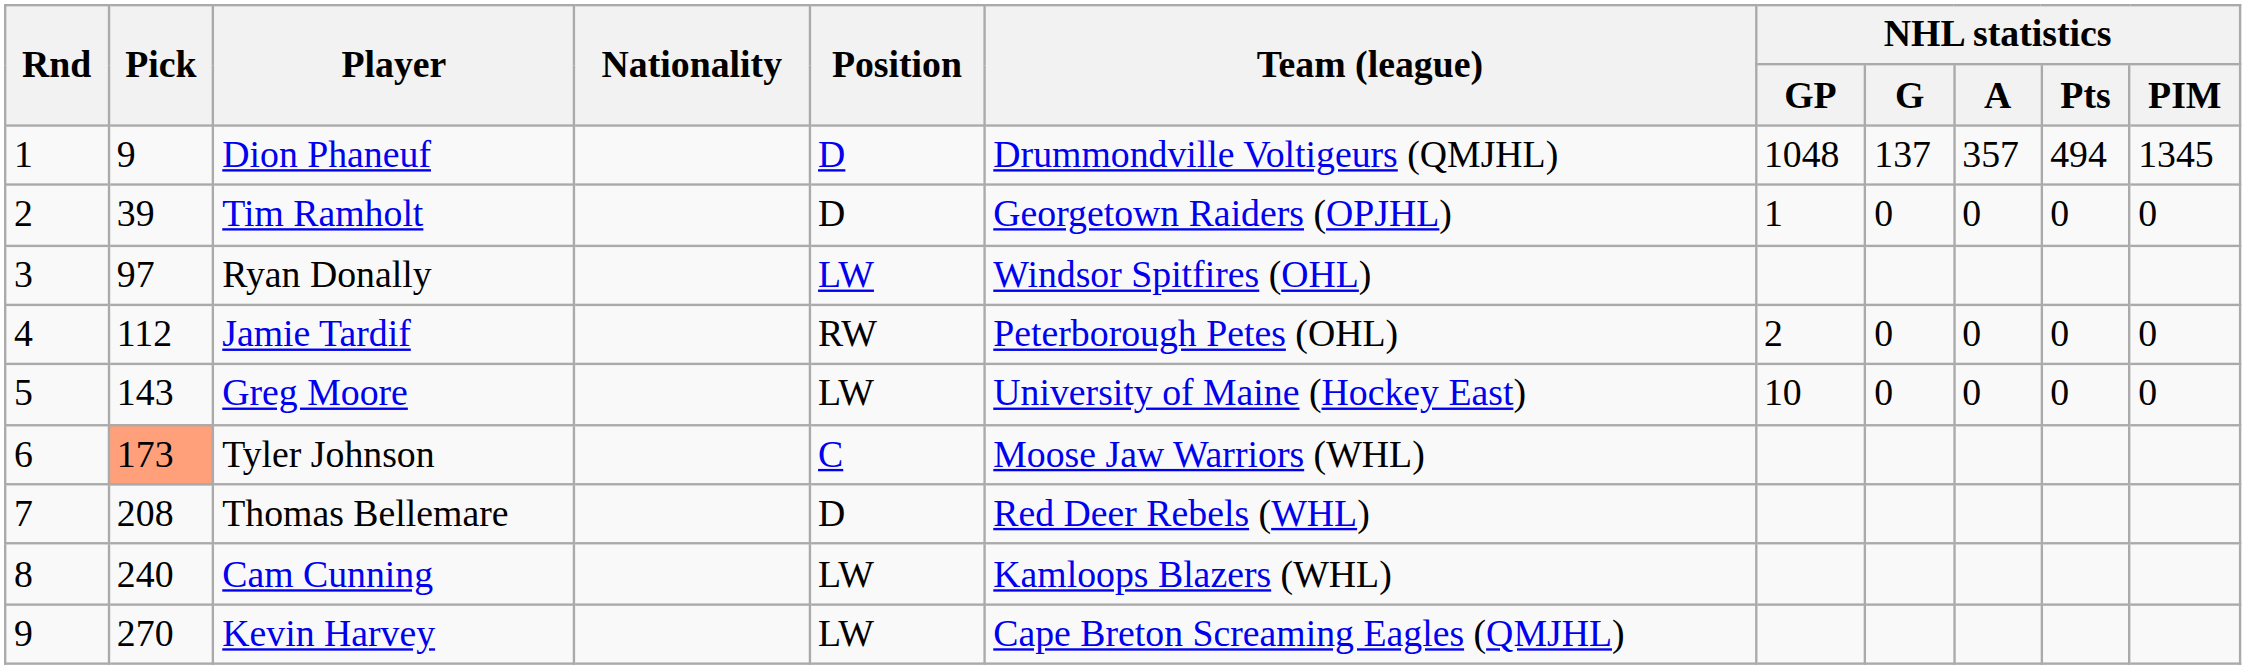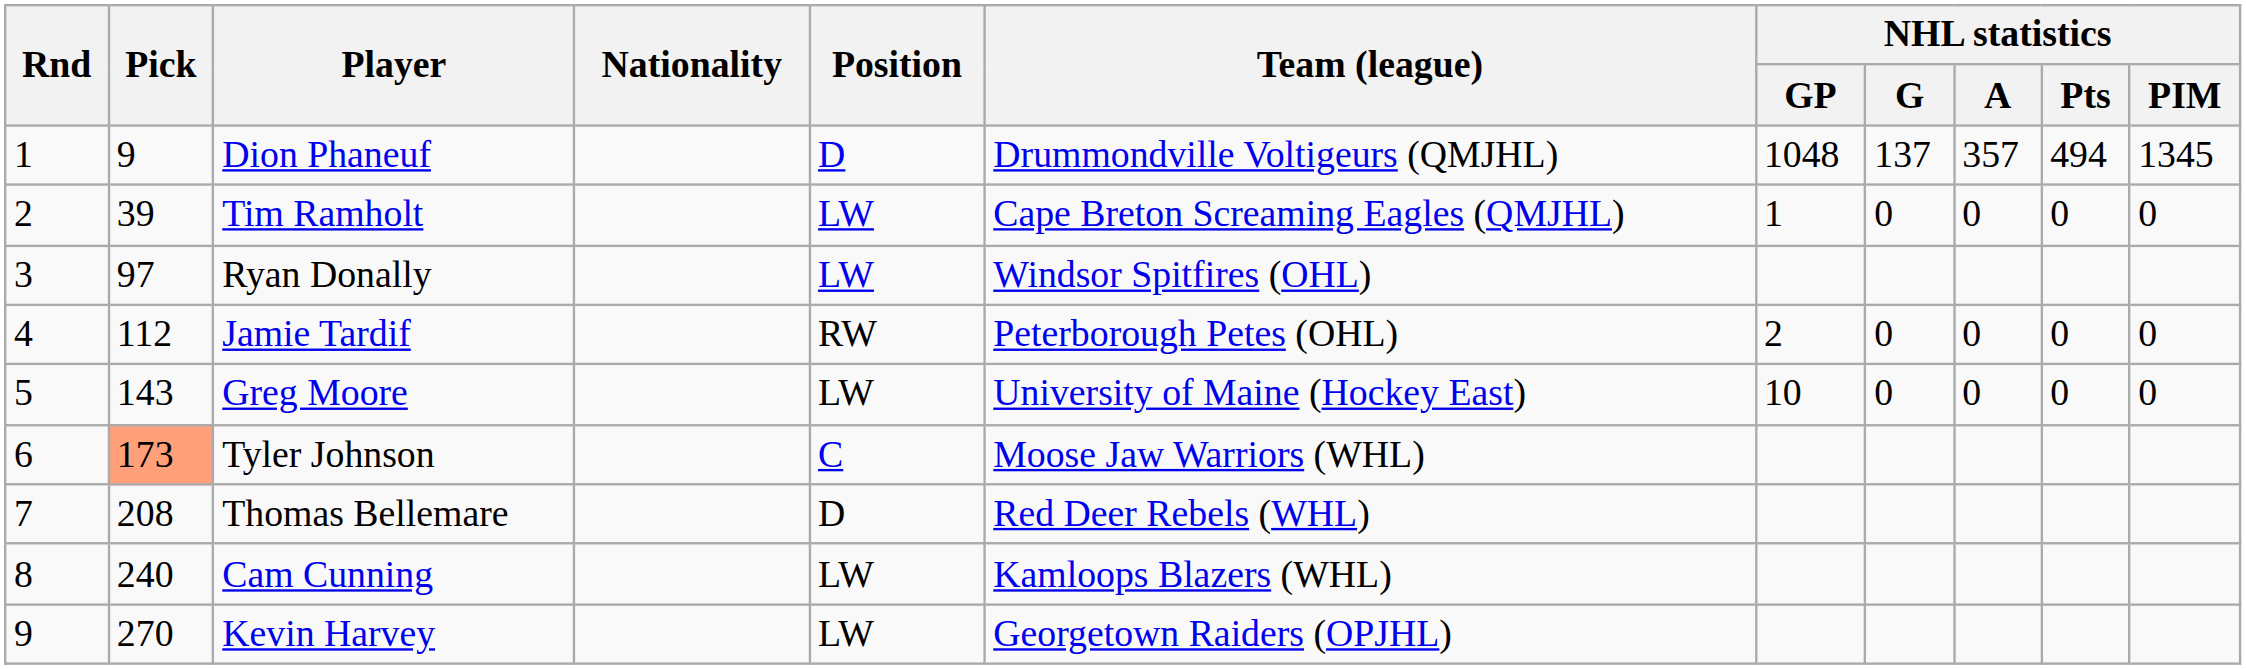(832, 214) D -> (846, 214) LW
(1223, 214) Georgetown Raiders (OPJHL) -> (1309, 214) Cape Breton Screaming Eagles (QMJHL)
(1309, 633) Cape Breton Screaming Eagles (QMJHL) -> (1223, 633) Georgetown Raiders (OPJHL)
